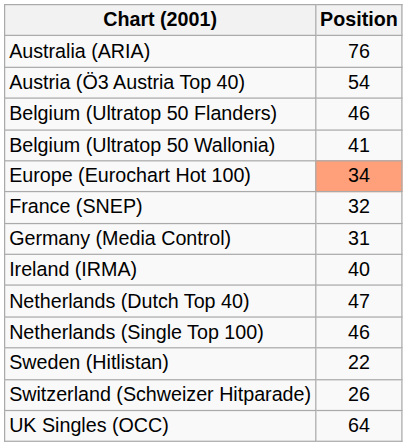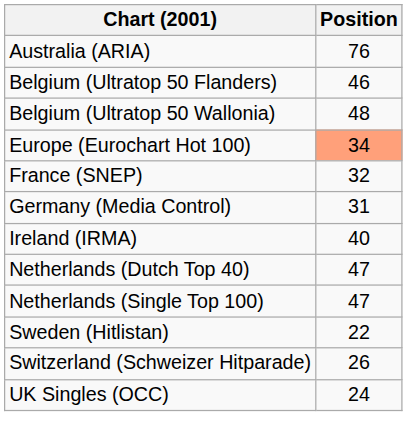- row: (127, 82)
(359, 144) 41 -> (359, 113) 48
(359, 332) 46 -> (359, 301) 47
(359, 425) 64 -> (359, 394) 24
